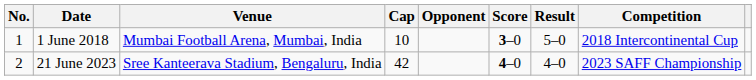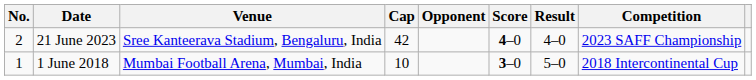rows swapped: (73, 39) <-> (76, 63)
